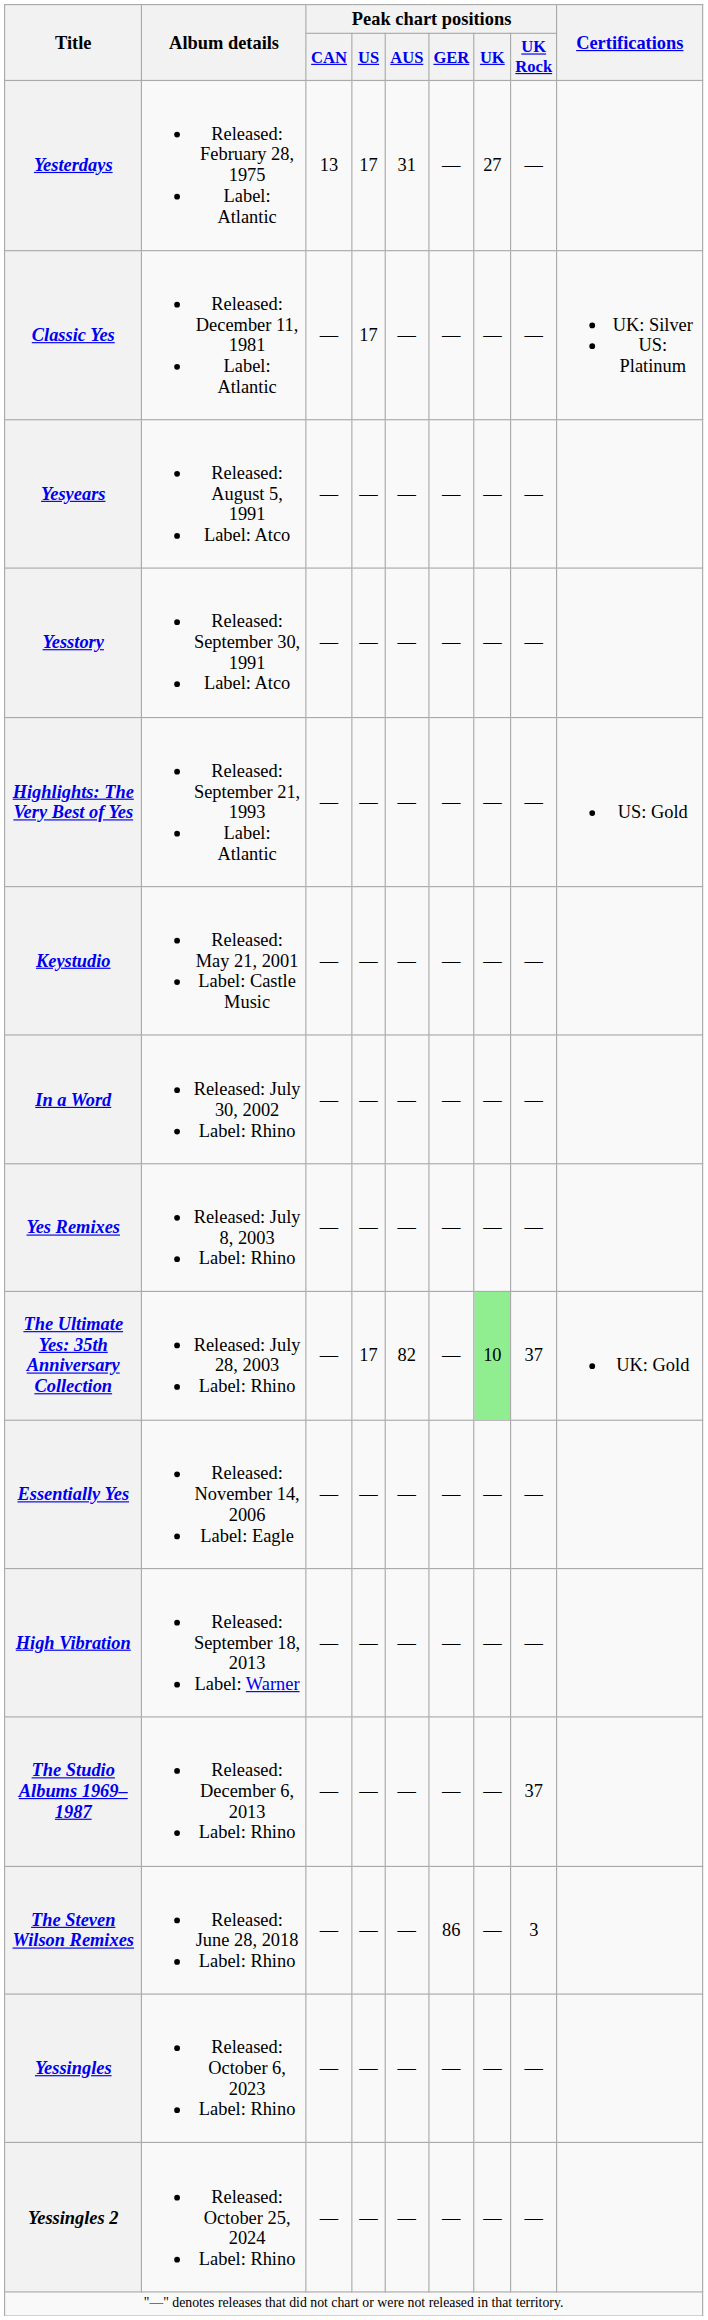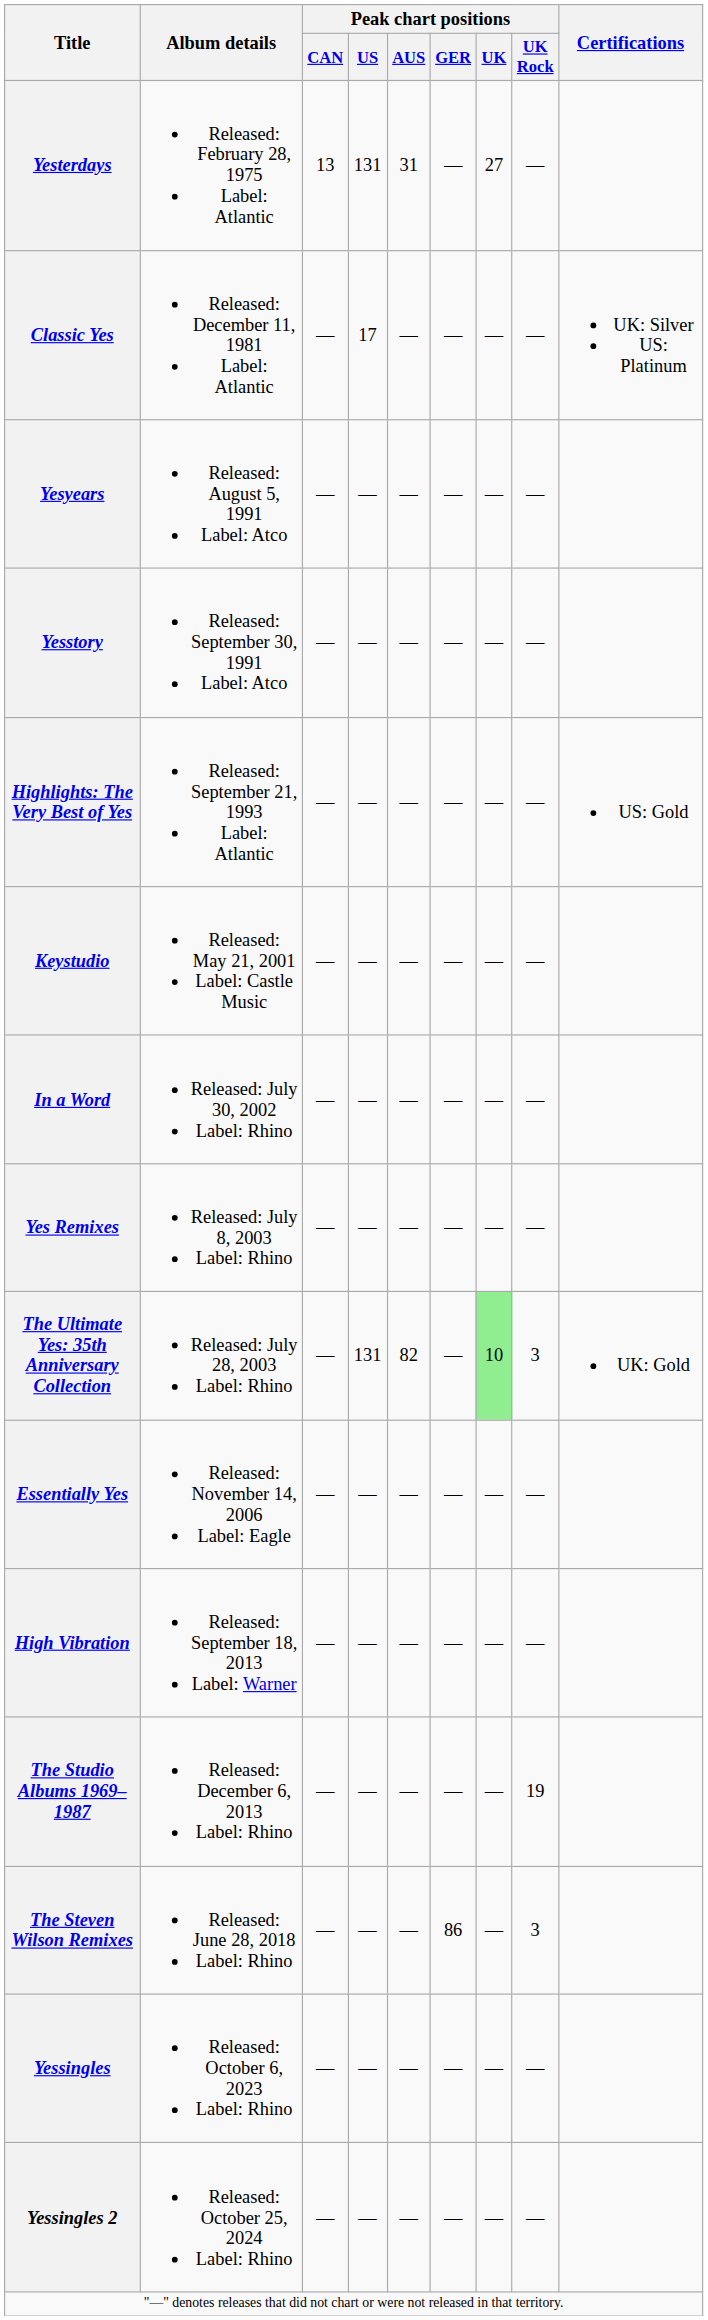(369, 165) 17 -> (368, 165) 131
(369, 1355) 17 -> (368, 1355) 131
(534, 1355) 37 -> (535, 1355) 3
(534, 1791) 37 -> (535, 1791) 19
